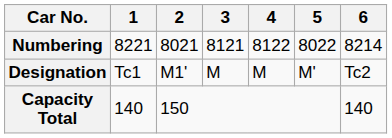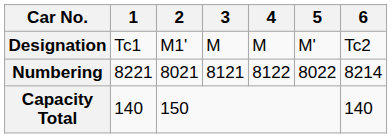rows swapped: (57, 72) <-> (57, 45)
